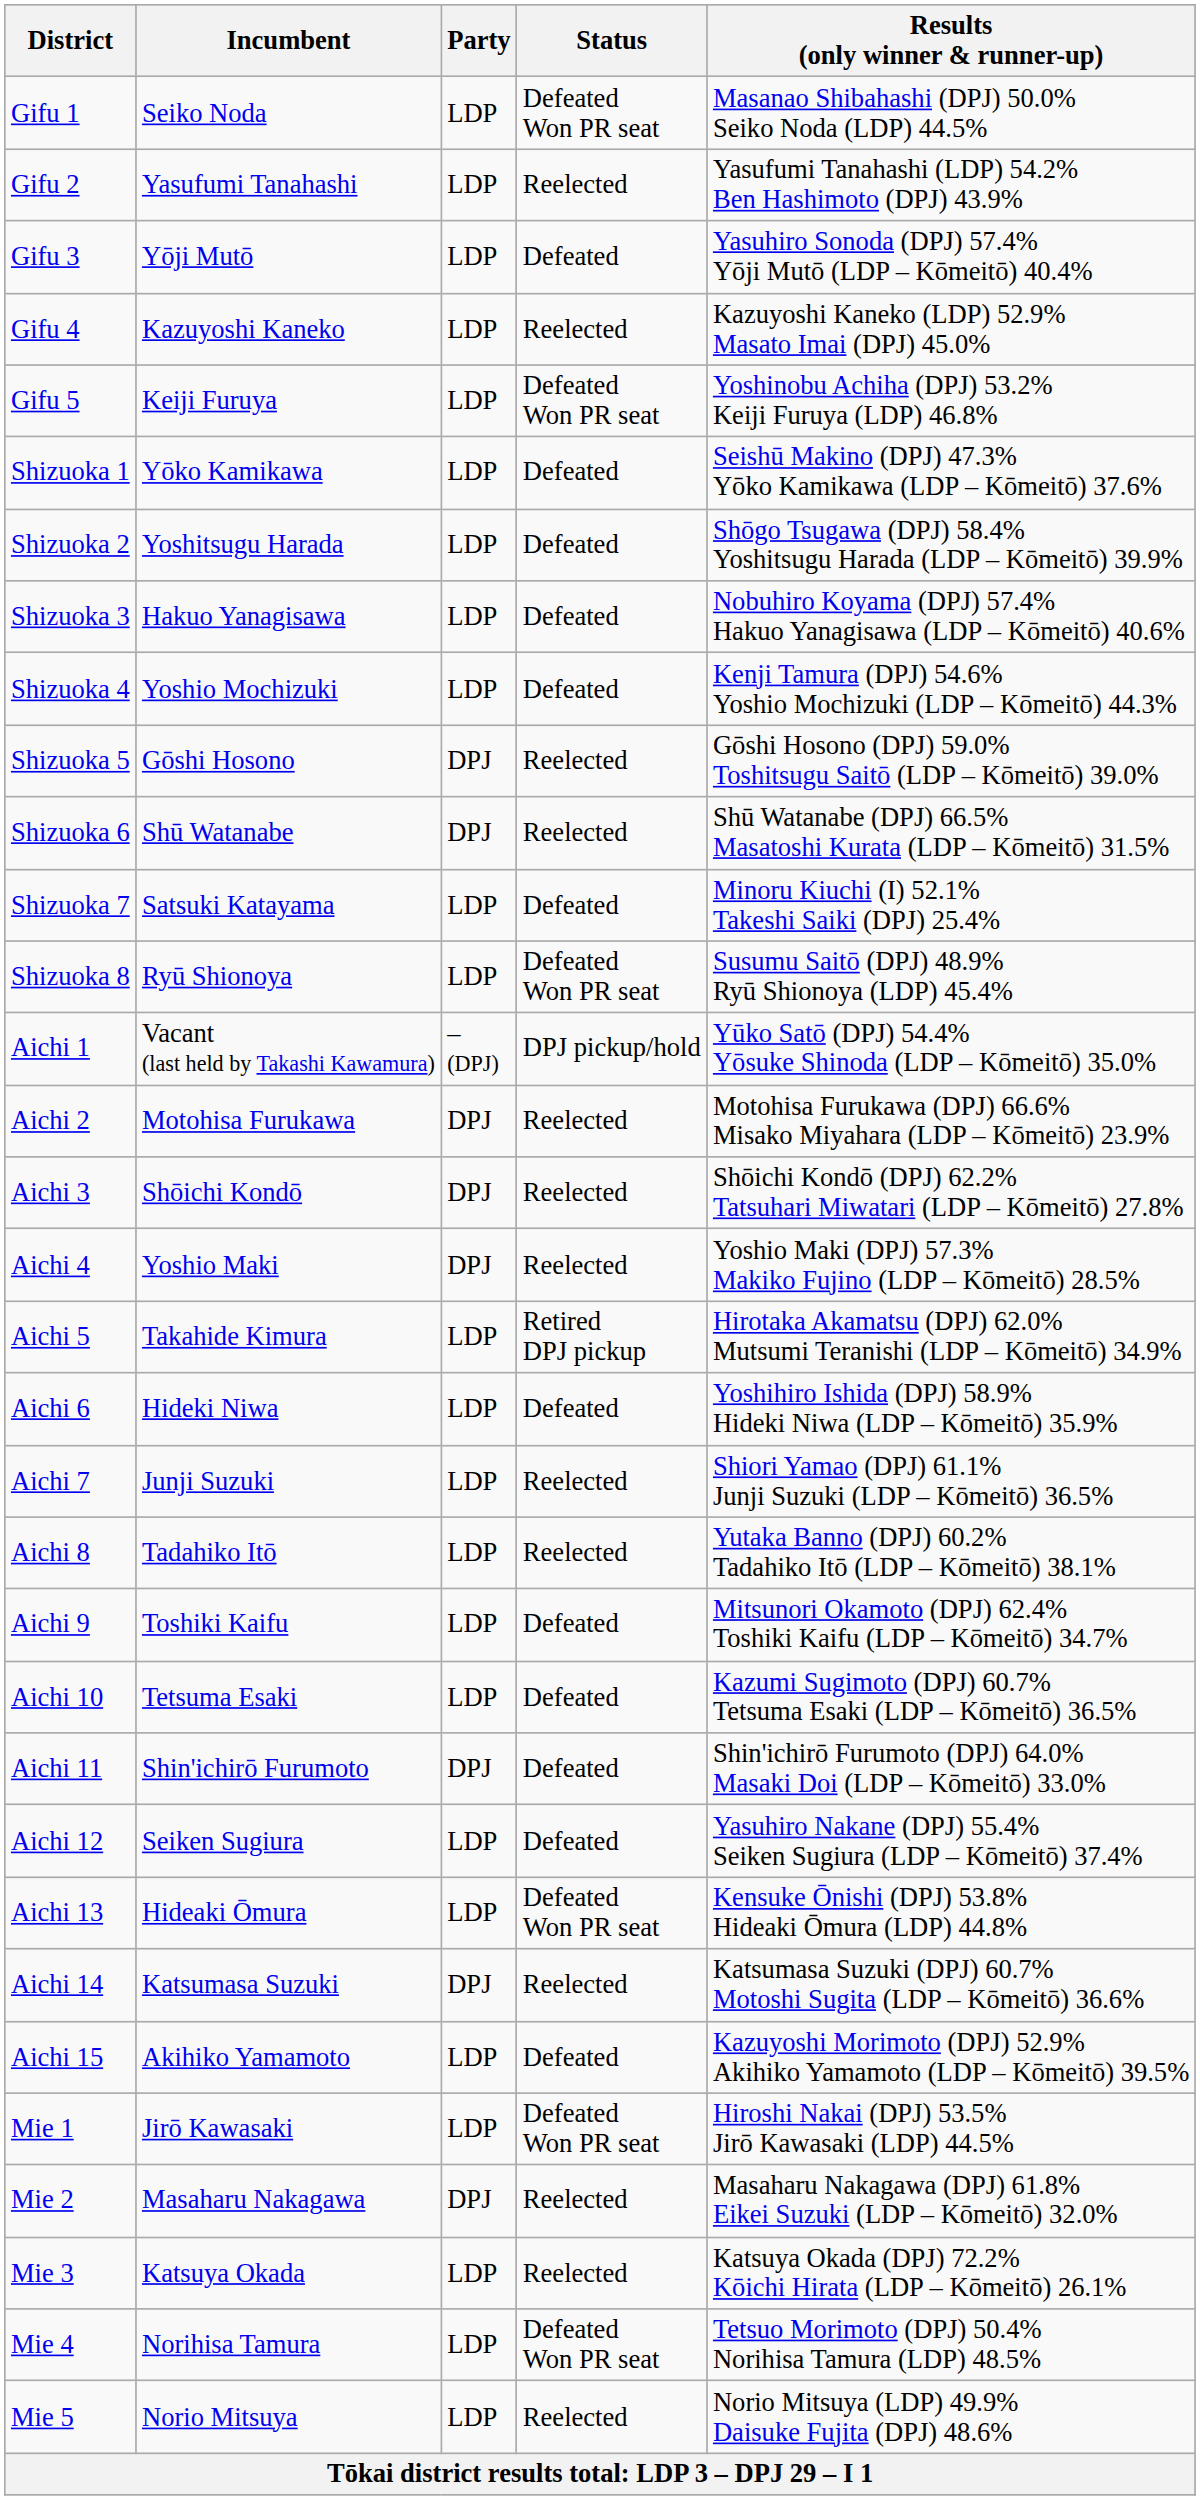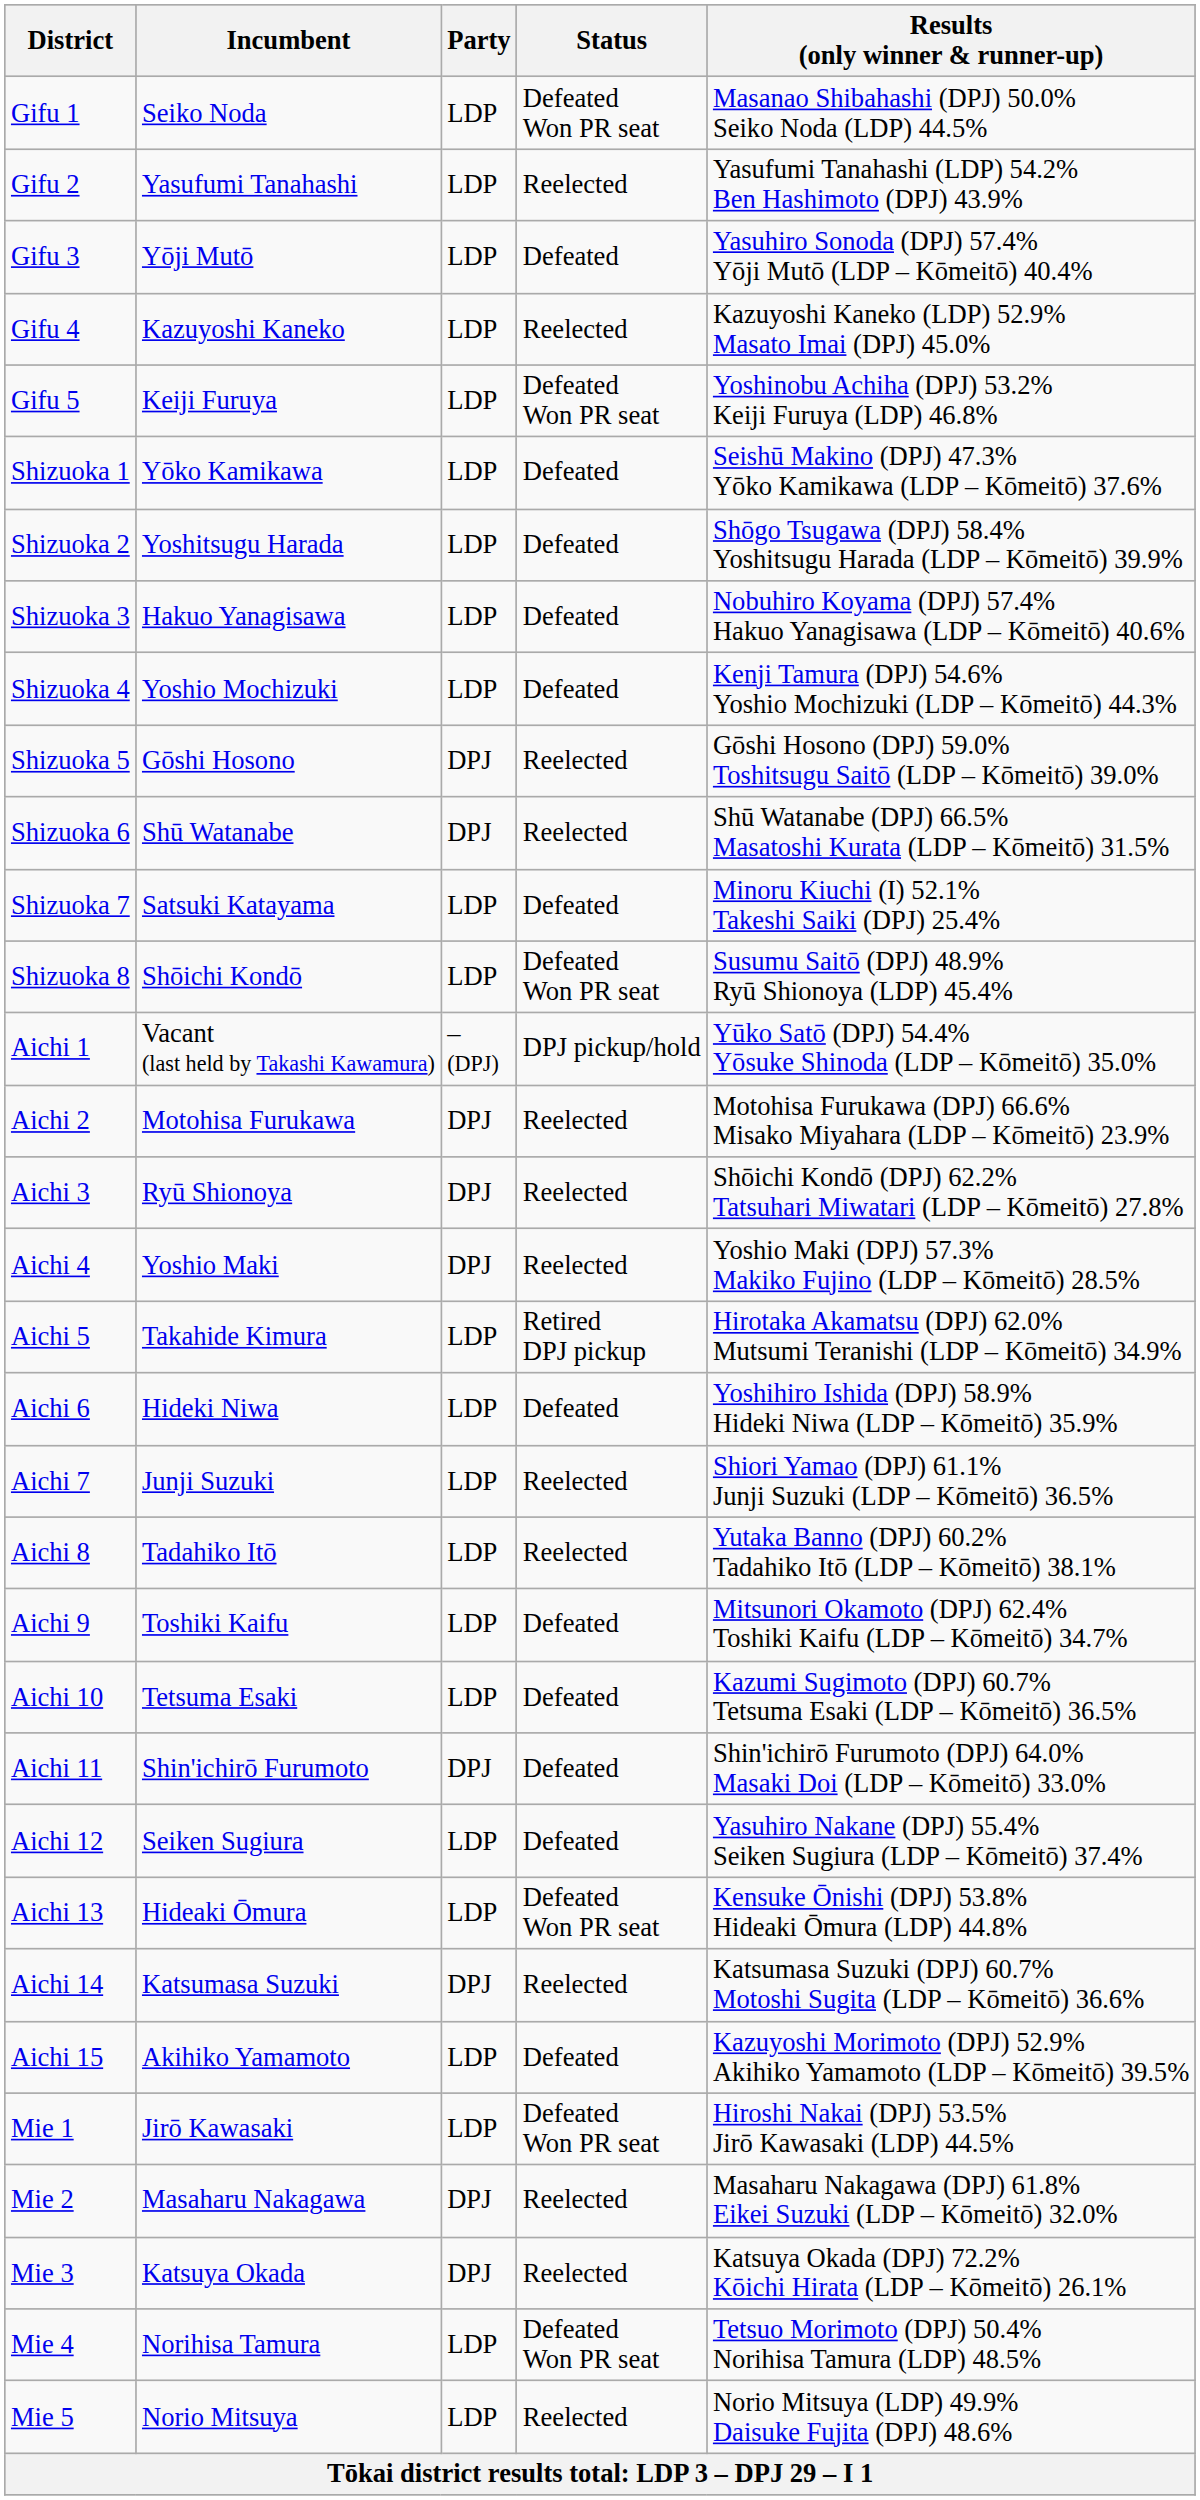(217, 976) Ryū Shionoya -> (222, 976) Shōichi Kondō
(222, 1192) Shōichi Kondō -> (217, 1192) Ryū Shionoya
(472, 2272) LDP -> (469, 2272) DPJ
